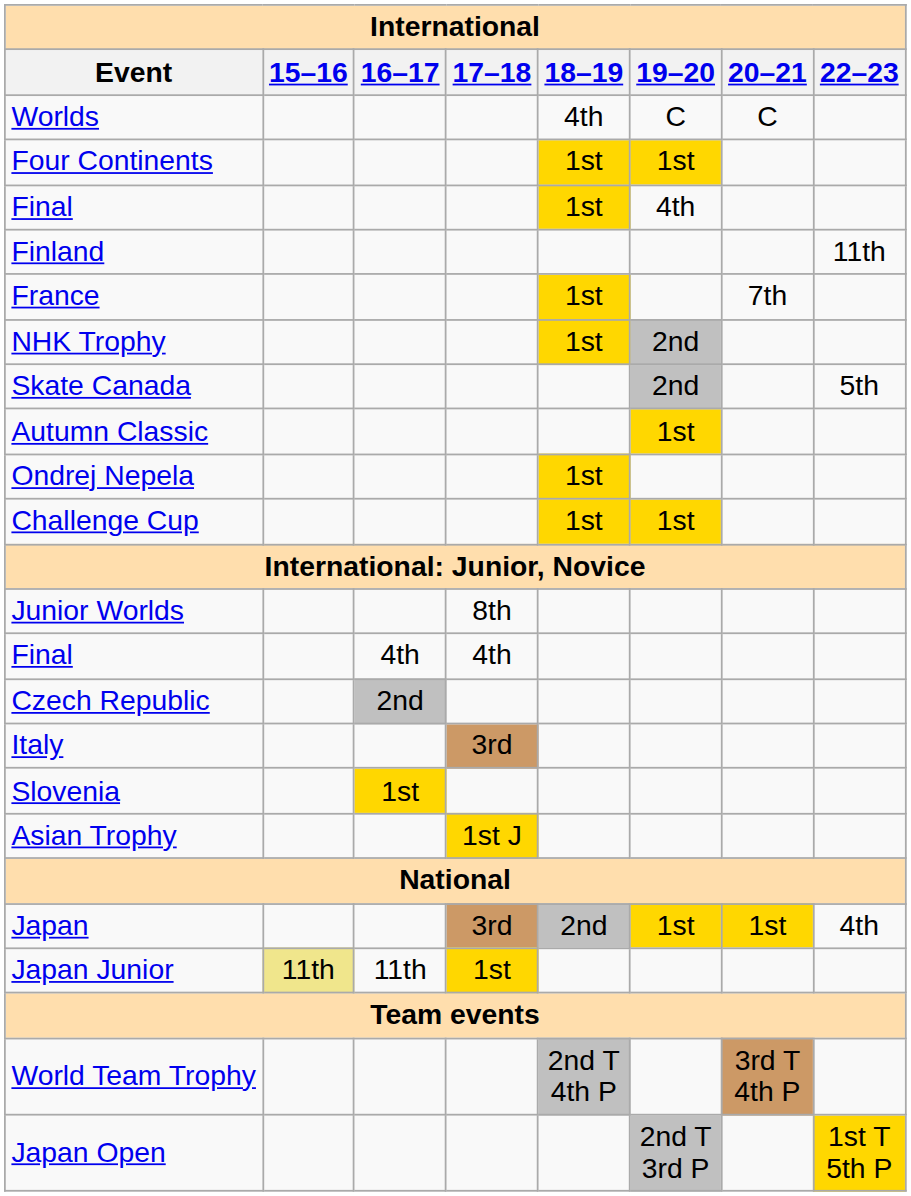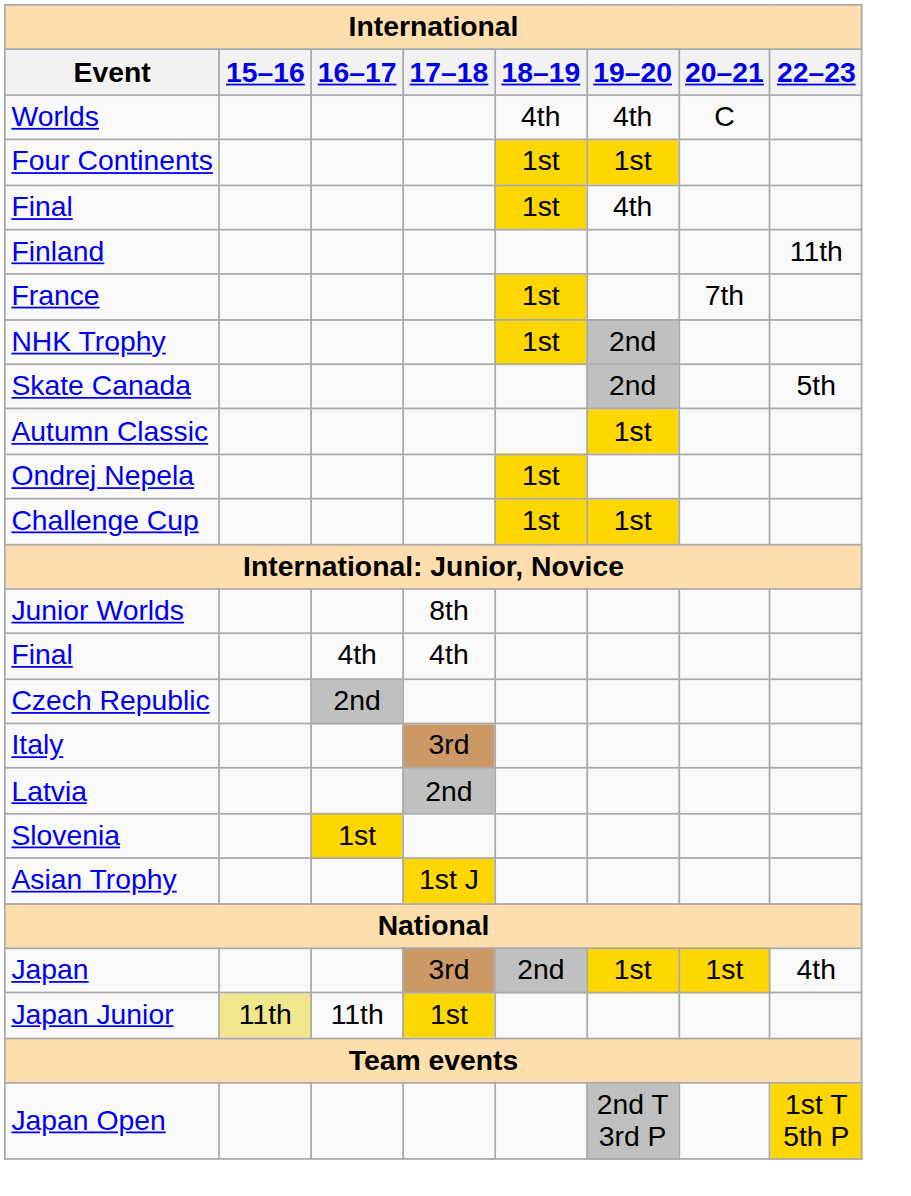(676, 116) C -> (633, 116) 4th
+ row: (49, 790)
- row: (134, 1075)
